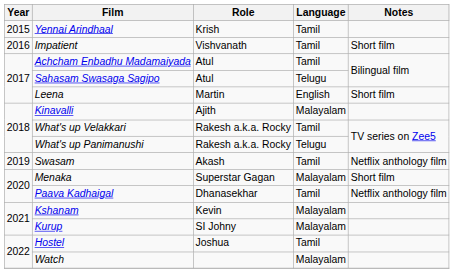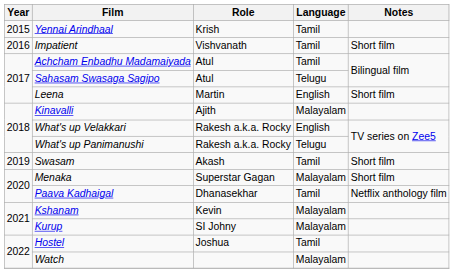(308, 128) Tamil -> (313, 128) English
(399, 161) Netflix anthology film -> (373, 161) Short film
